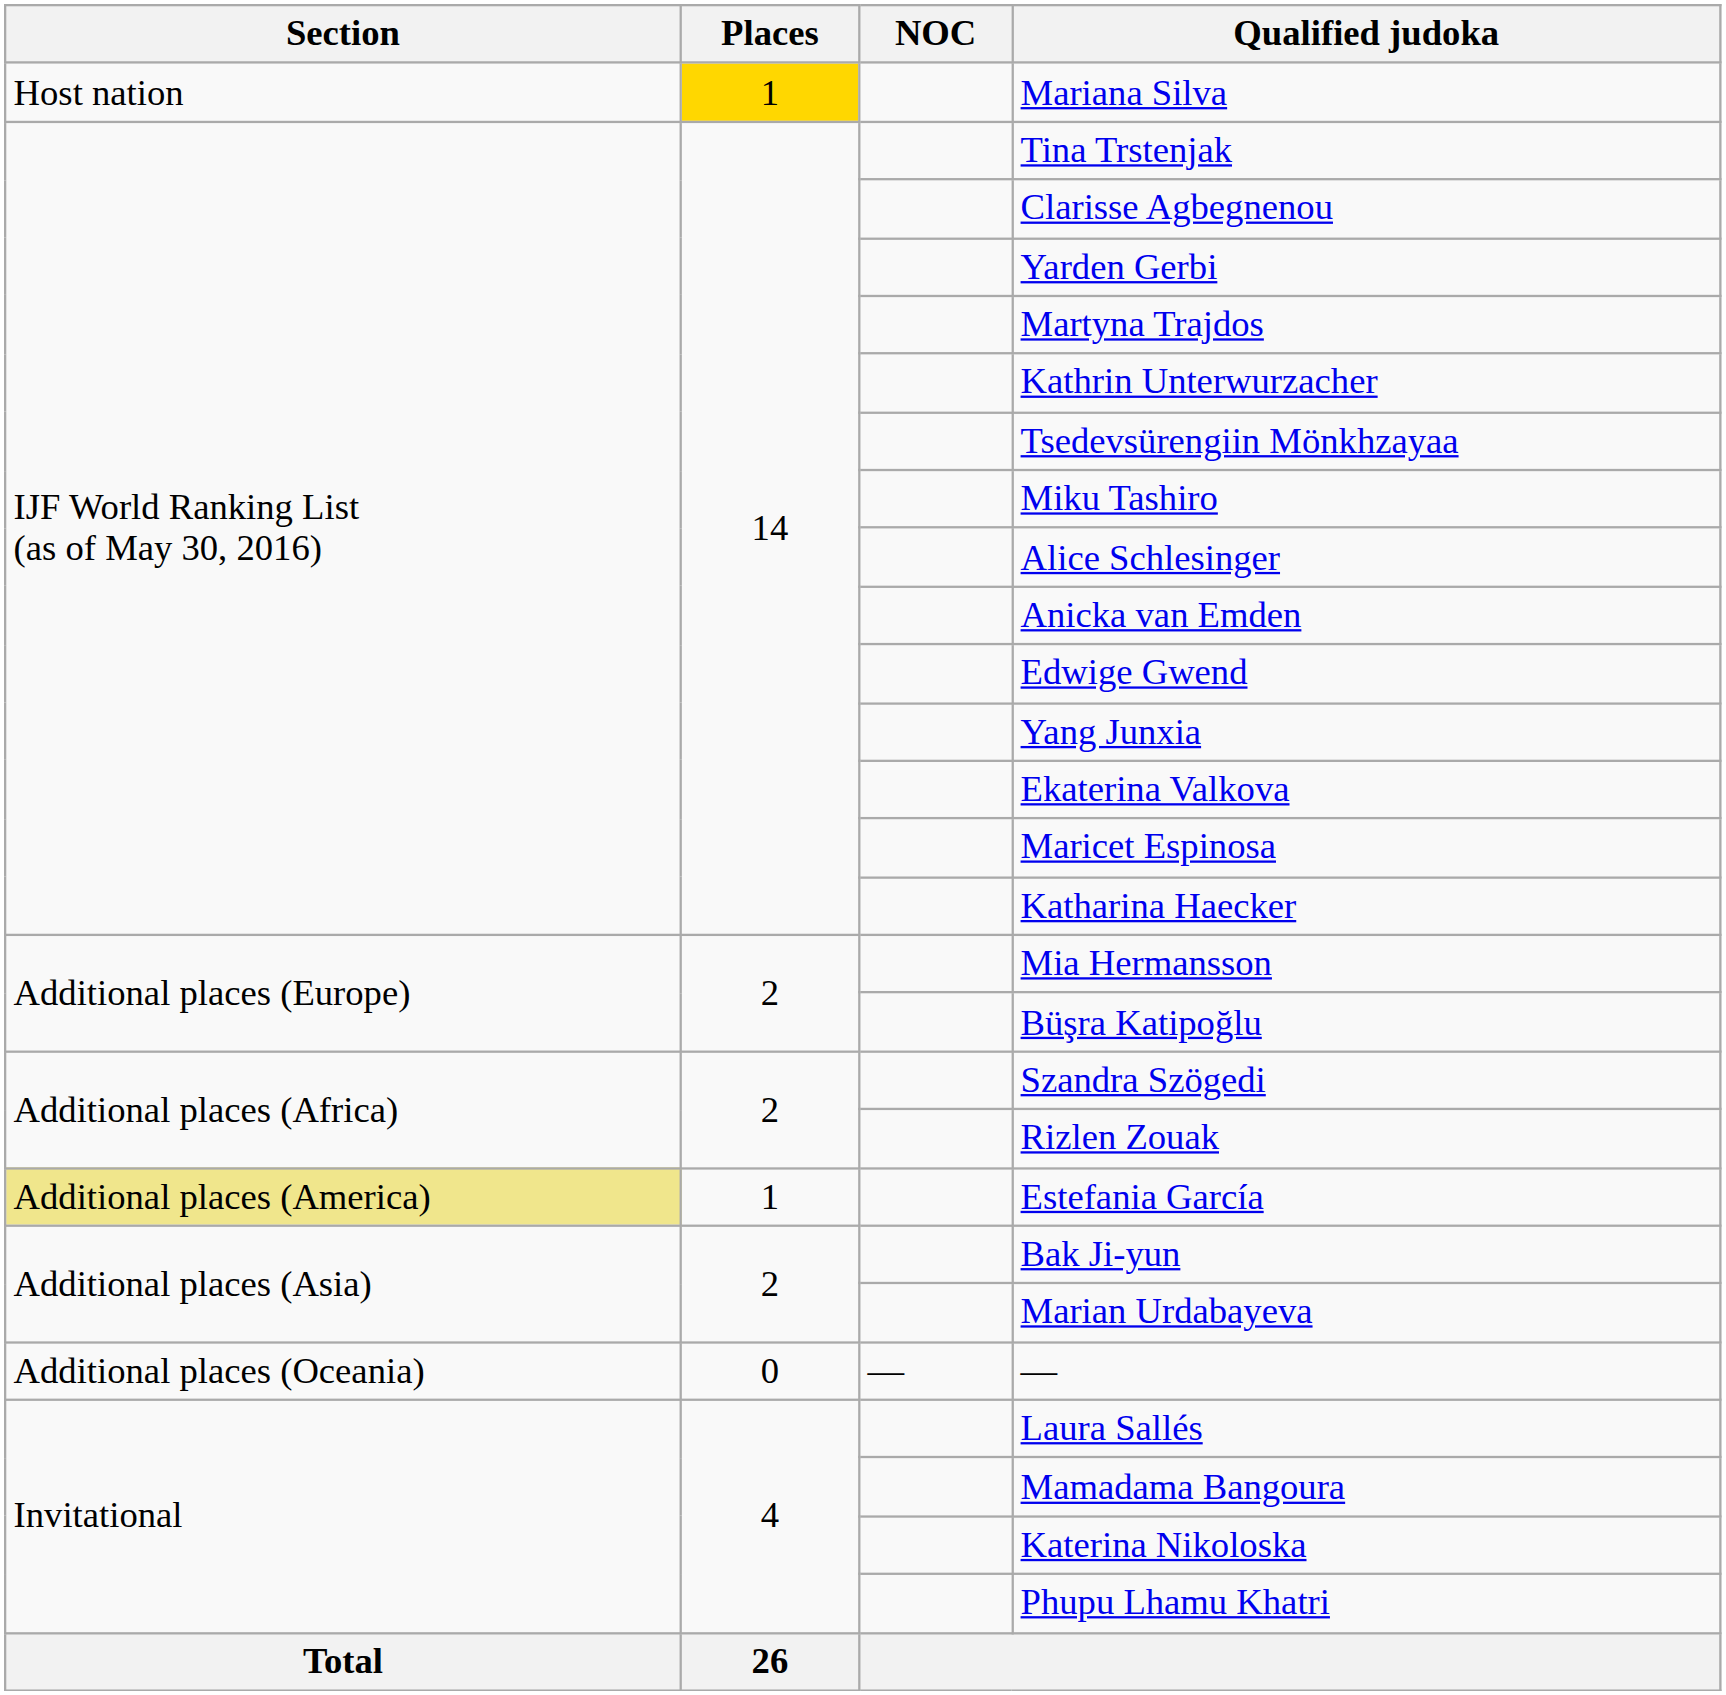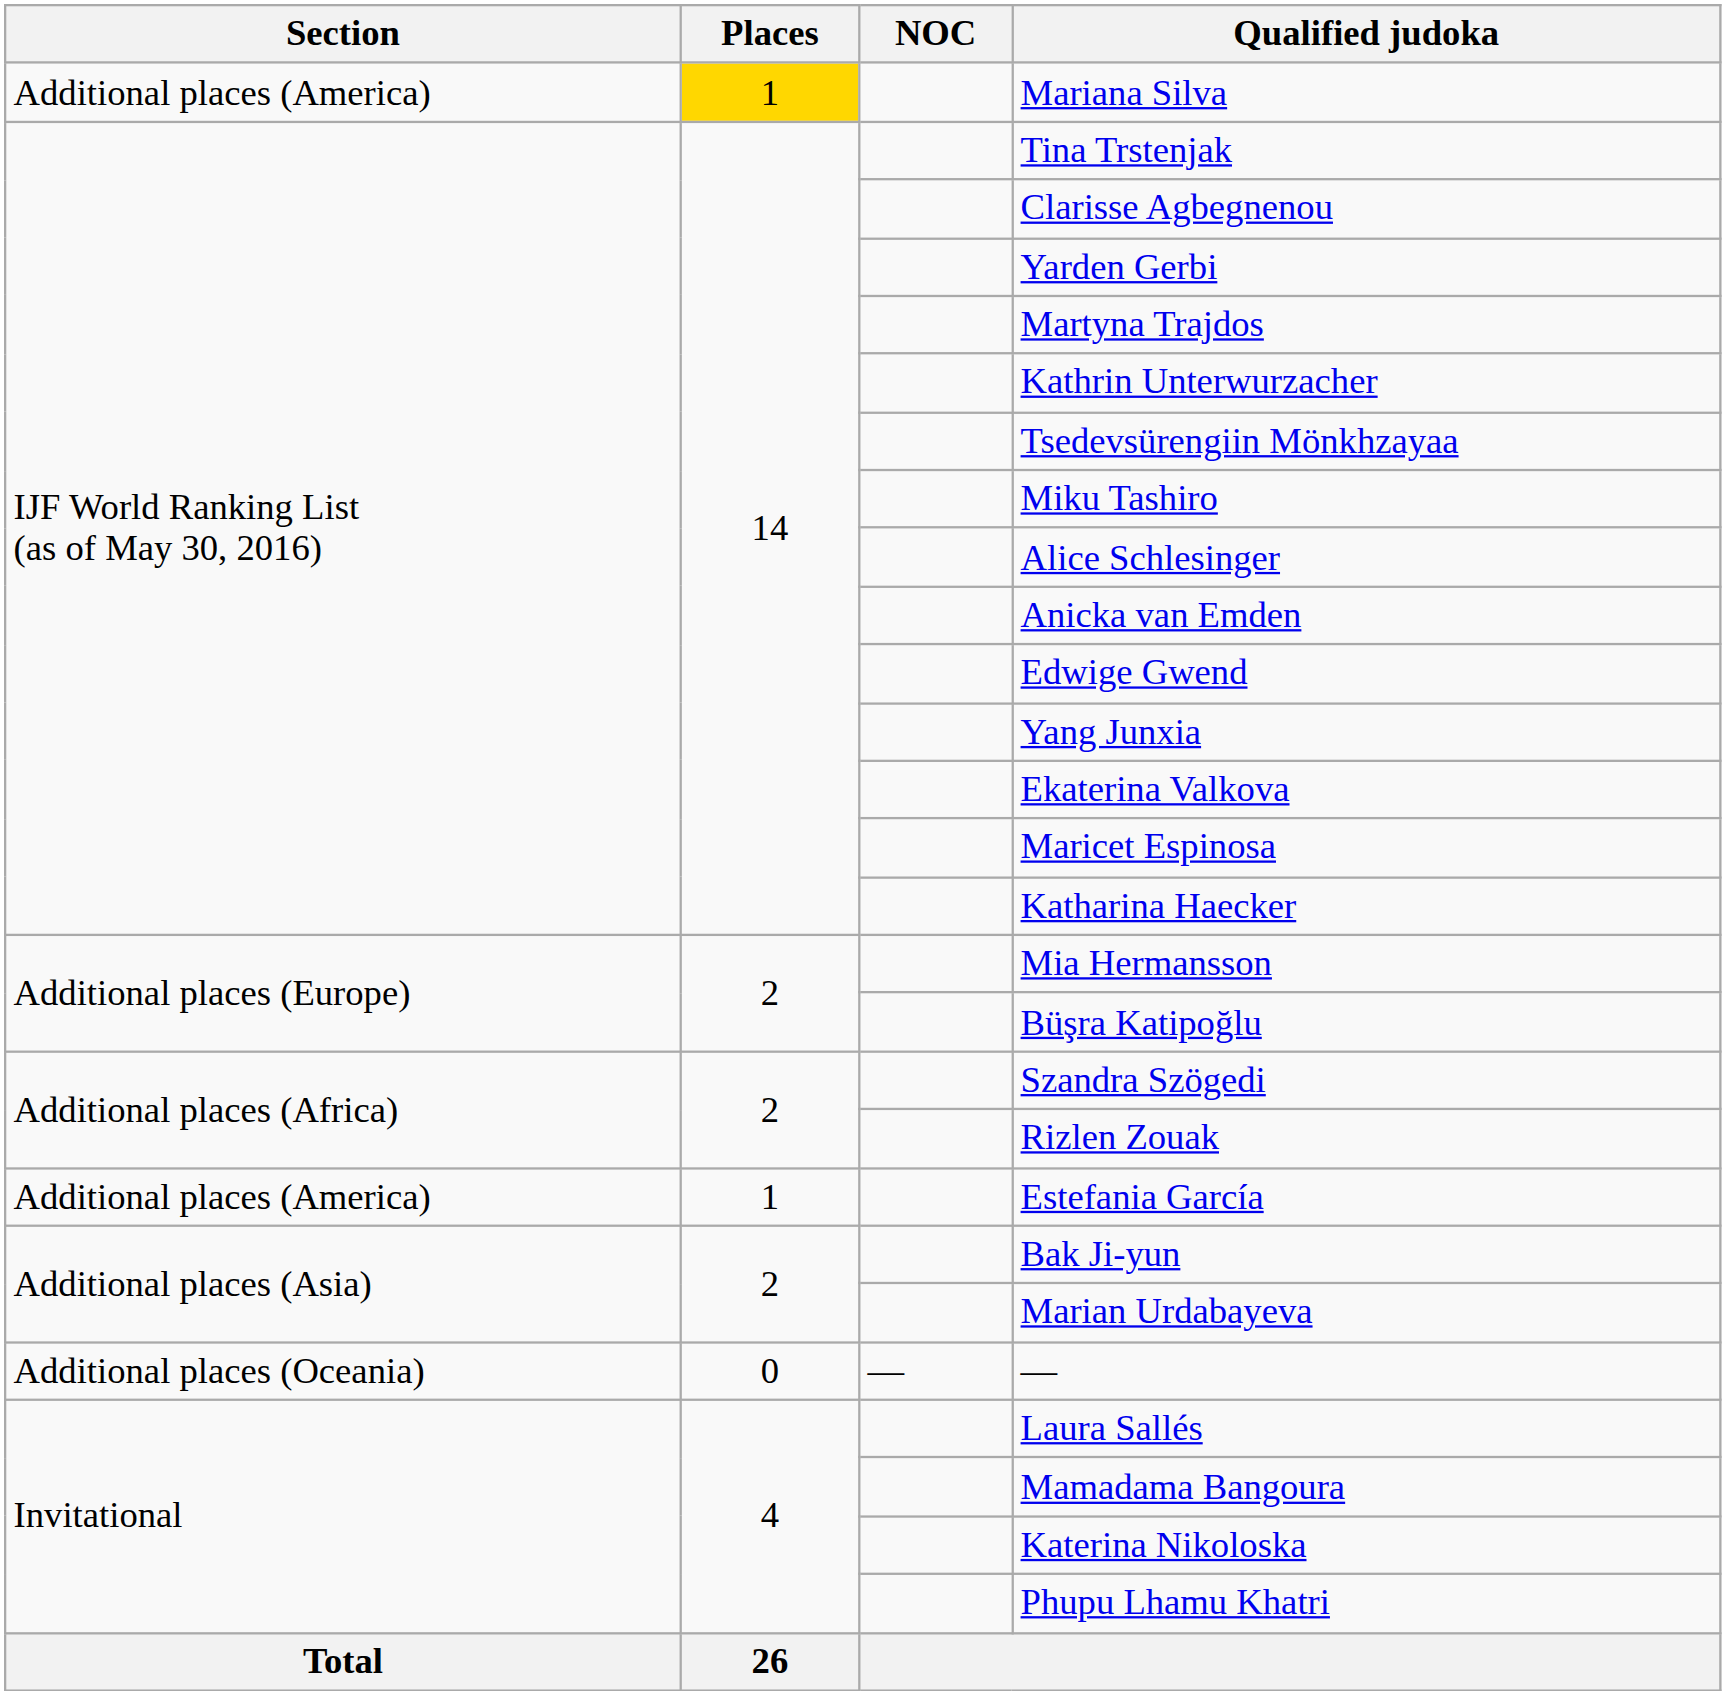(99, 91) Host nation -> (222, 91) Additional places (America)
(222, 1195) khaki background -> (222, 1195) no background
